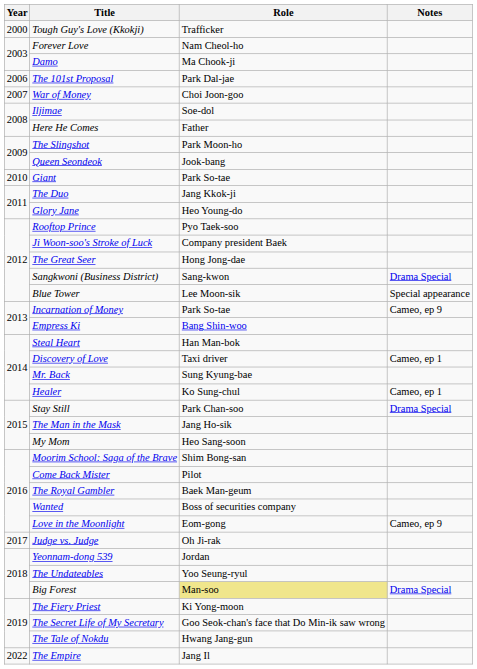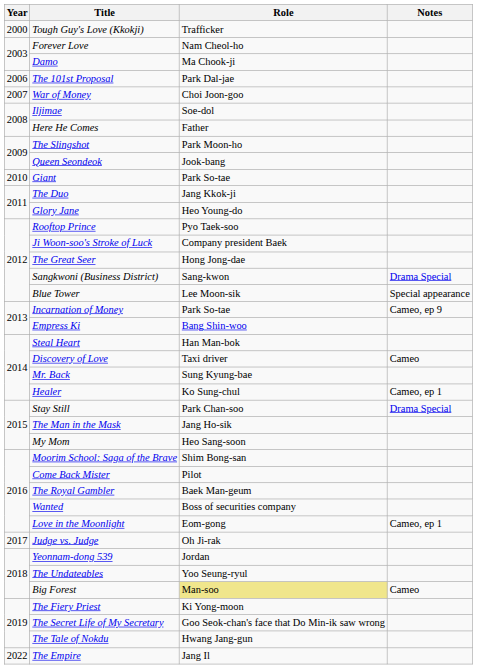(416, 359) Cameo, ep 1 -> (405, 359) Cameo
(416, 524) Cameo, ep 9 -> (416, 524) Cameo, ep 1
(421, 590) Drama Special -> (405, 590) Cameo
